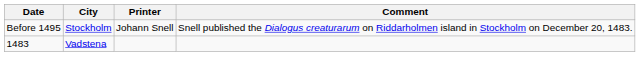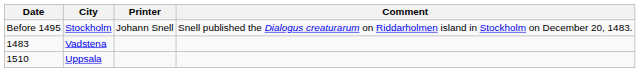+ row: (83, 59)
